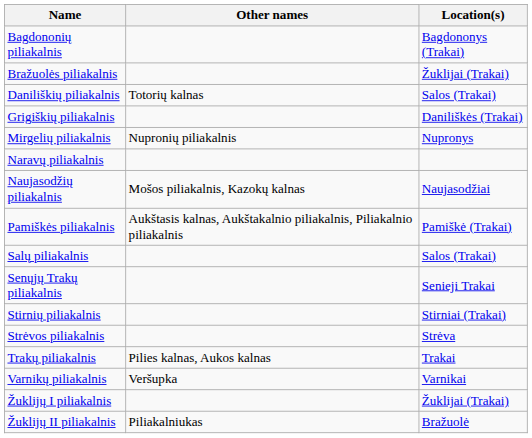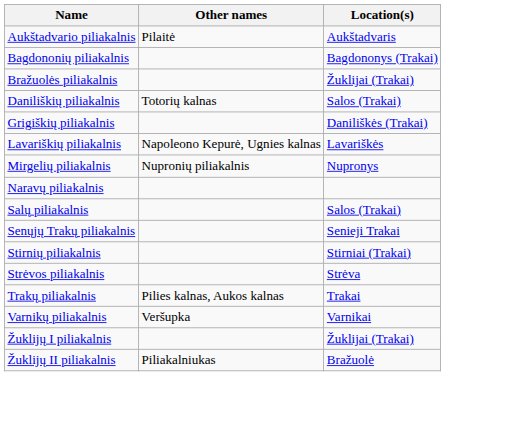+ row: (71, 37)
+ row: (64, 144)
- row: (40, 189)
- row: (61, 226)
